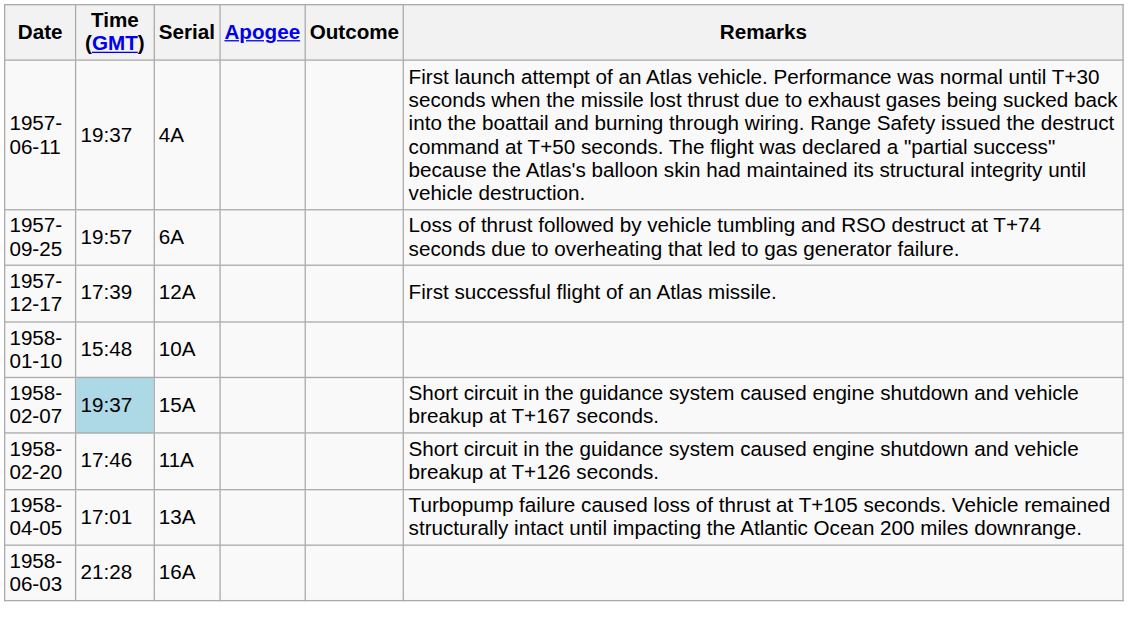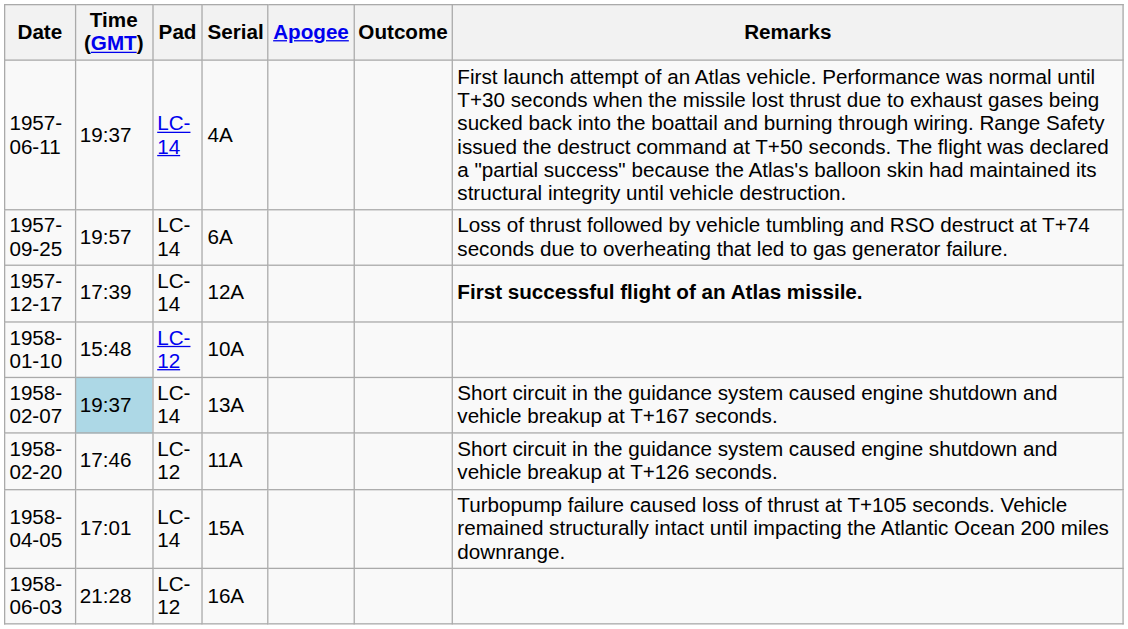+ column: (178, 32)
(593, 293) normal -> (660, 293) bold
(177, 405) 15A -> (226, 405) 13A
(177, 517) 13A -> (226, 528) 15A
